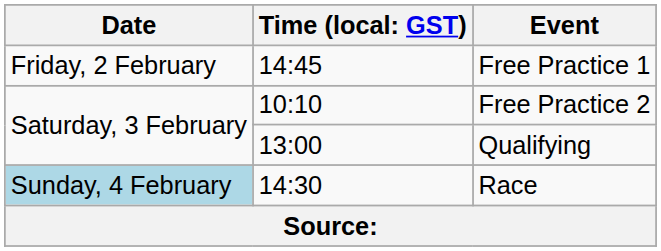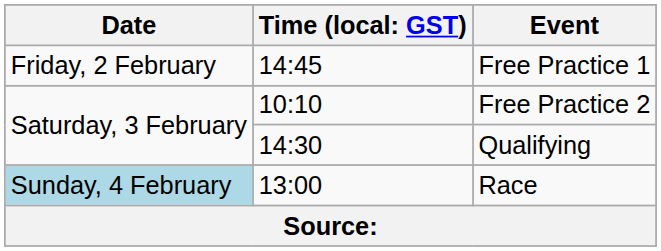(290, 145) 13:00 -> (290, 145) 14:30
(290, 185) 14:30 -> (290, 185) 13:00
